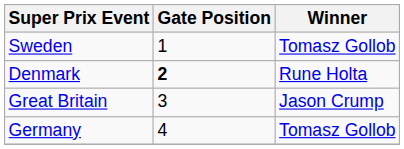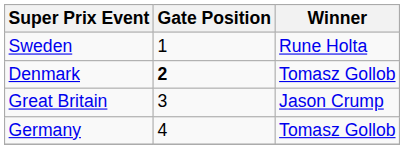(337, 46) Tomasz Gollob -> (323, 46) Rune Holta
(323, 74) Rune Holta -> (337, 74) Tomasz Gollob
